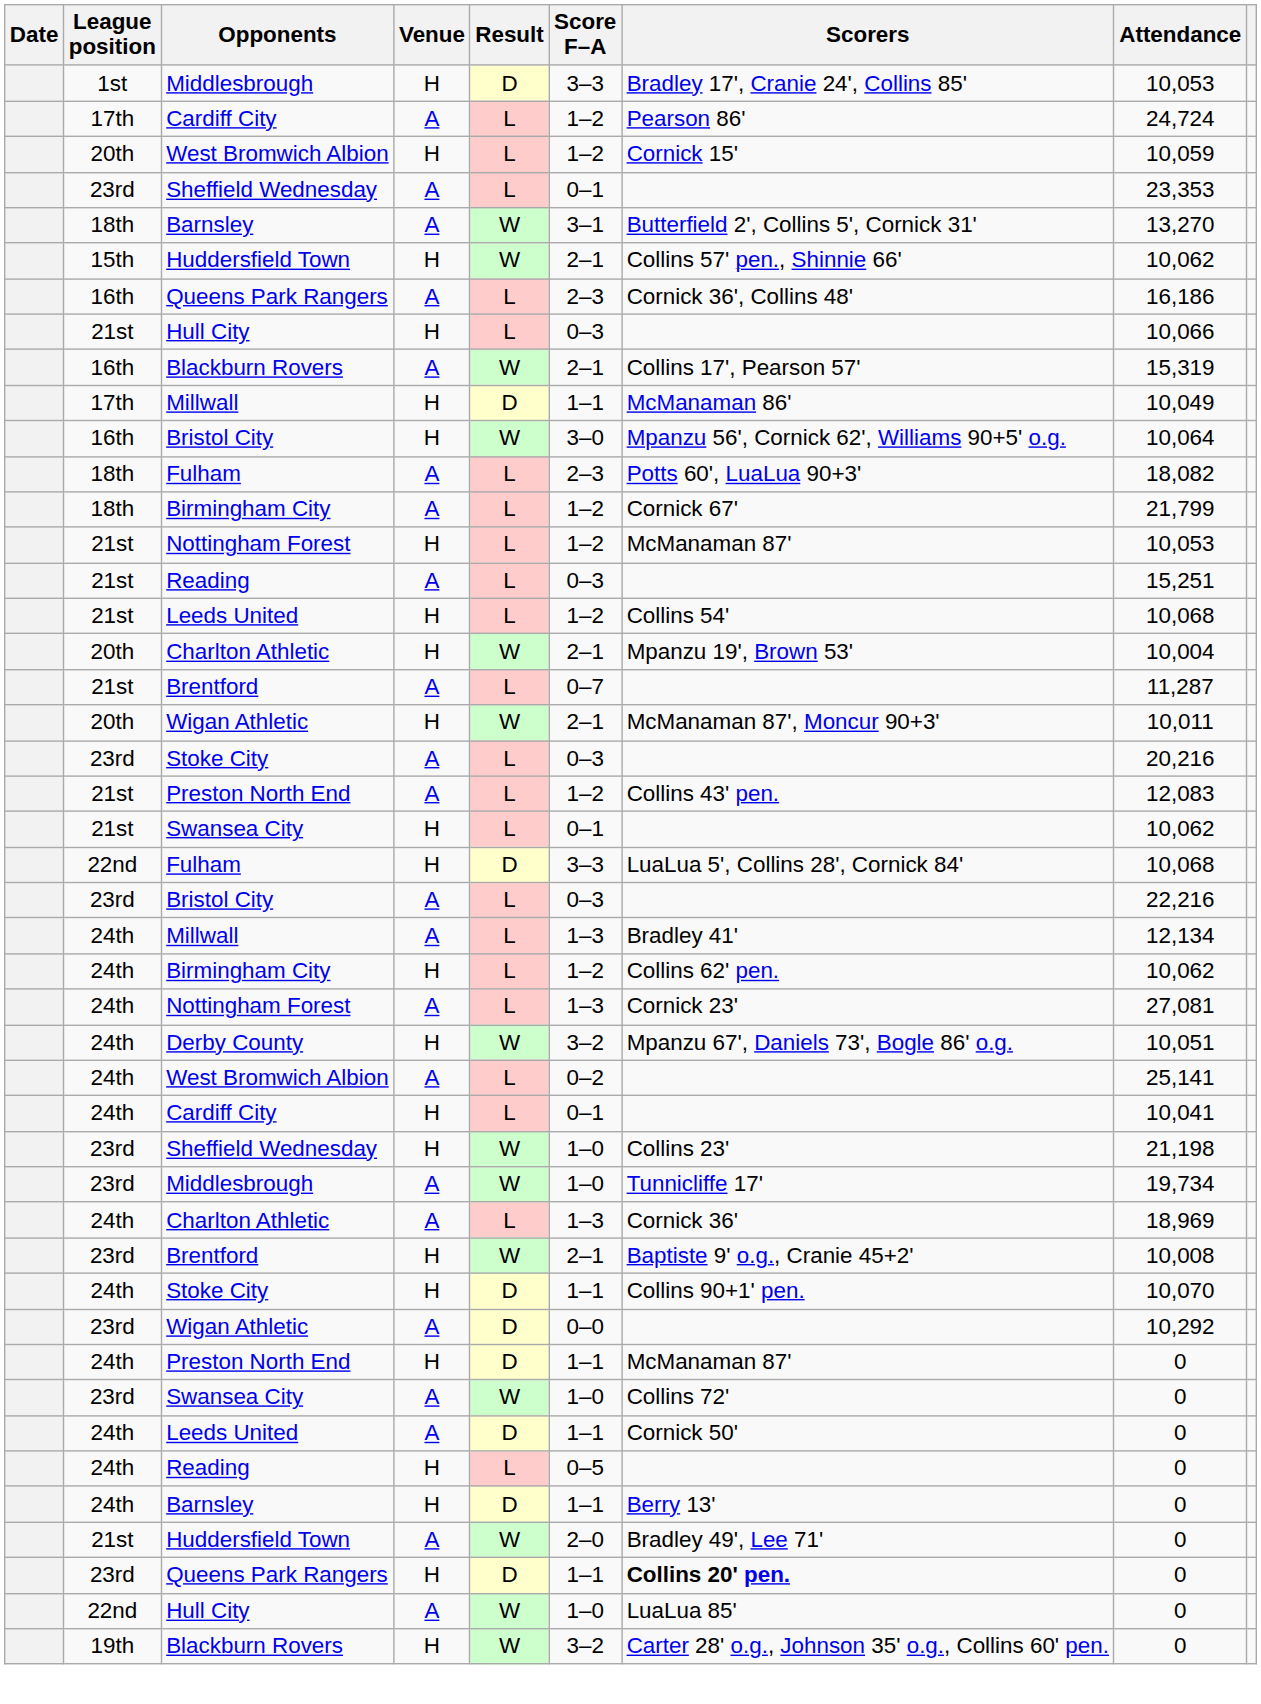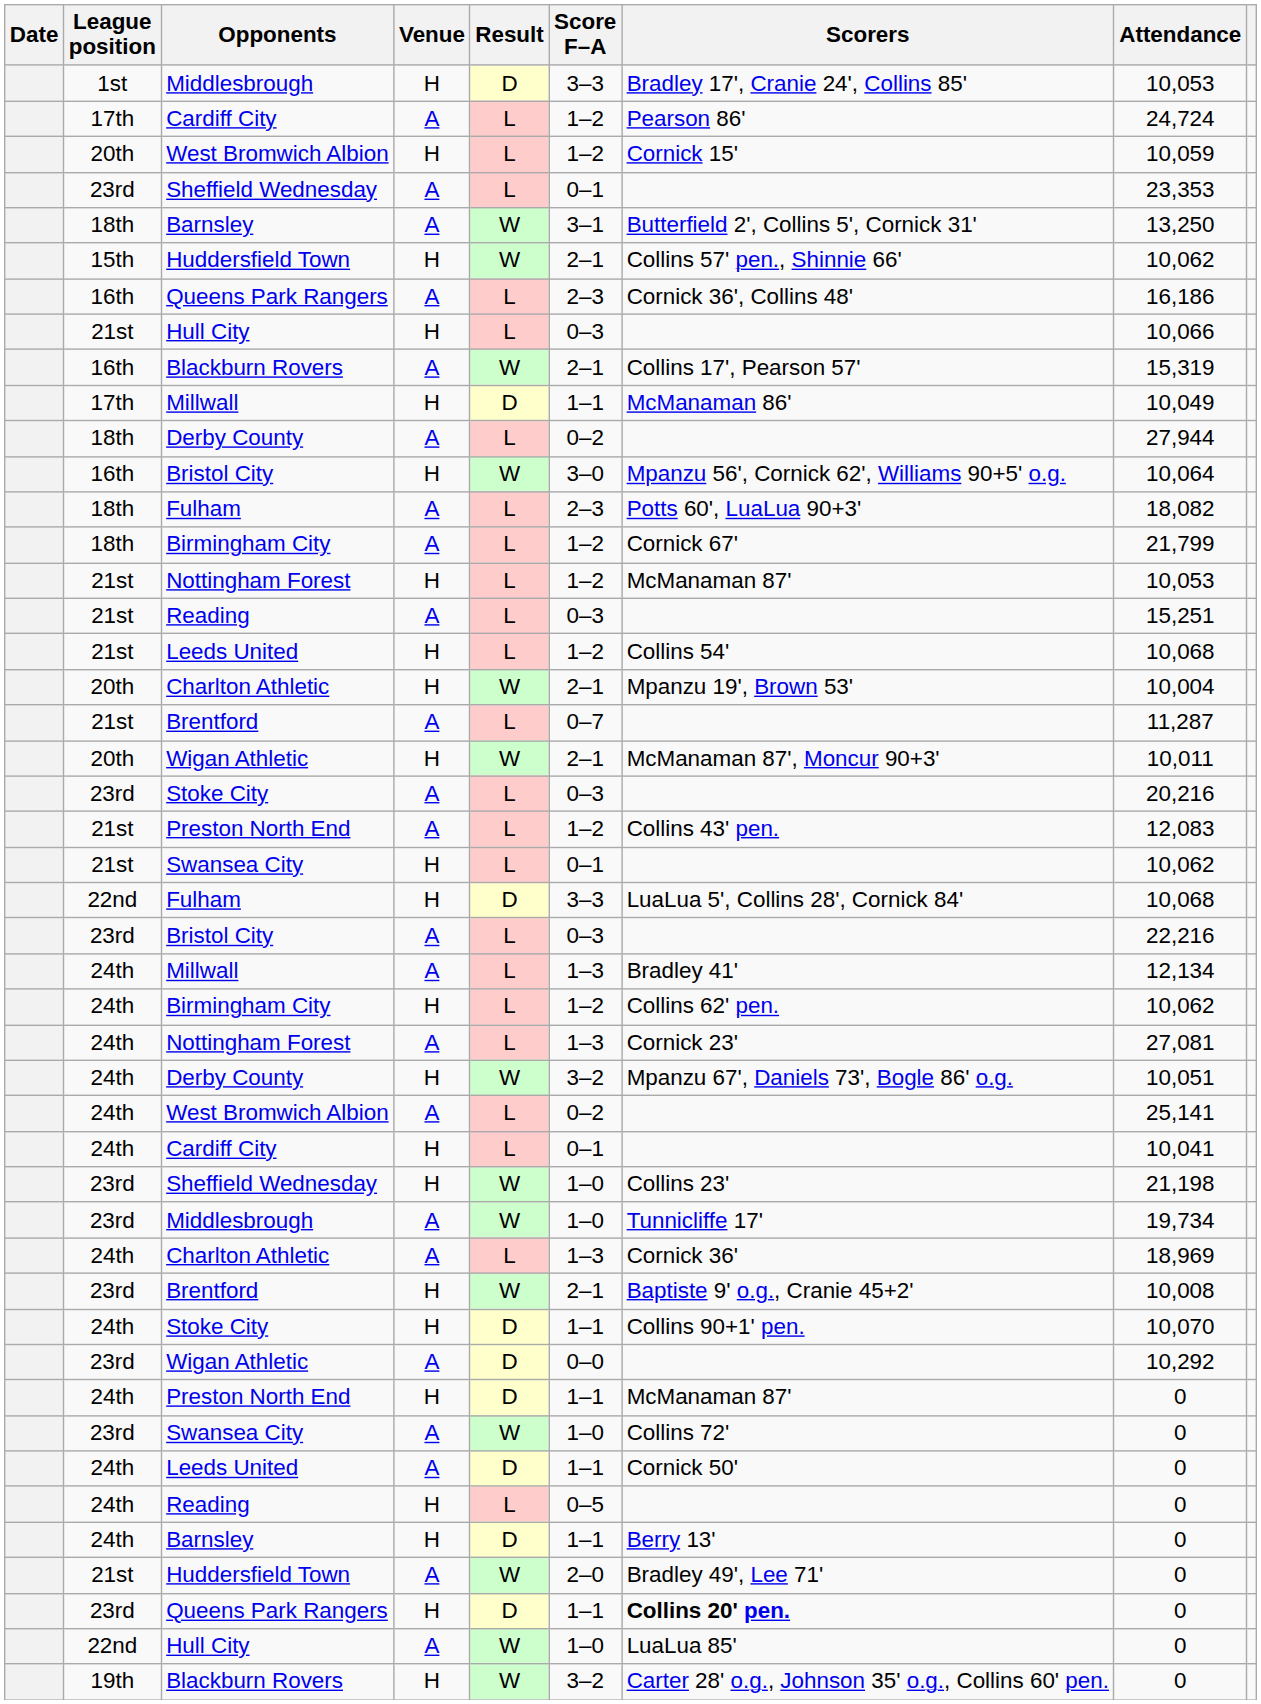(1180, 225) 13,270 -> (1180, 225) 13,250
+ row: (235, 438)
